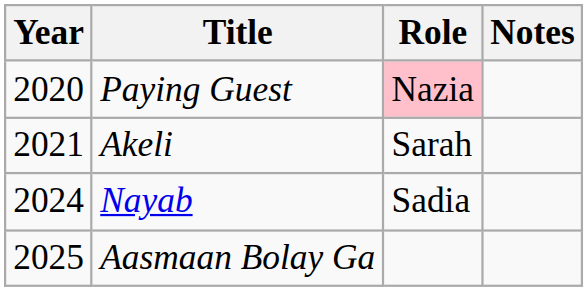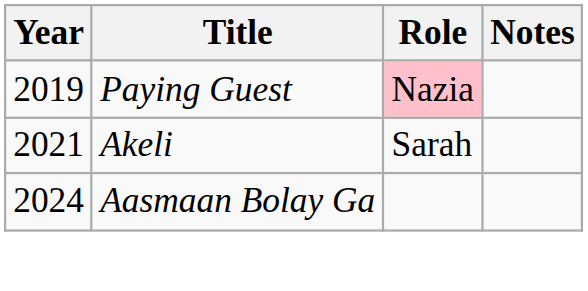(49, 88) 2020 -> (49, 88) 2019
- row: (146, 200)
(49, 256) 2025 -> (49, 200) 2024
